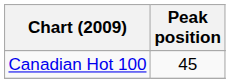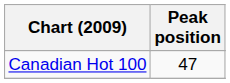(188, 64) 45 -> (188, 64) 47
